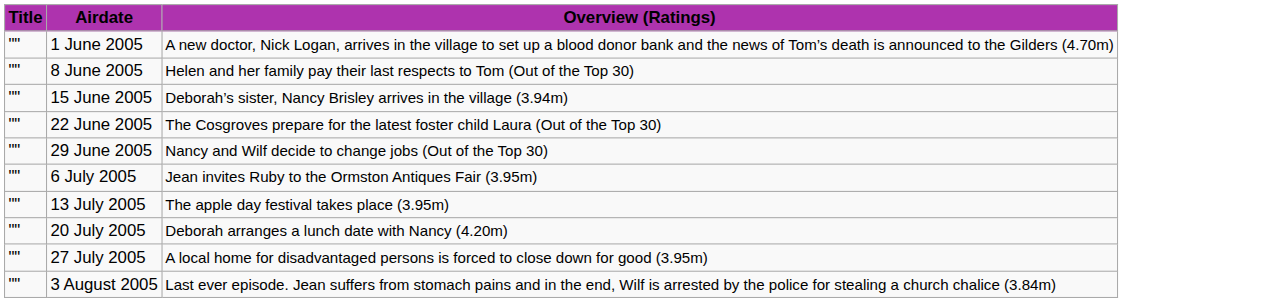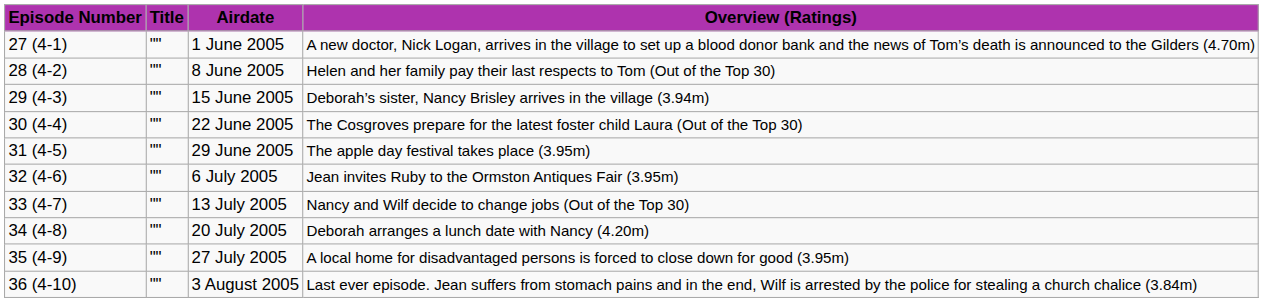+ column: (75, 17)
(357, 151) Nancy and Wilf decide to change jobs (Out of the Top 30) -> (448, 151) The apple day festival takes place (3.95m)
(307, 204) The apple day festival takes place (3.95m) -> (498, 204) Nancy and Wilf decide to change jobs (Out of the Top 30)
